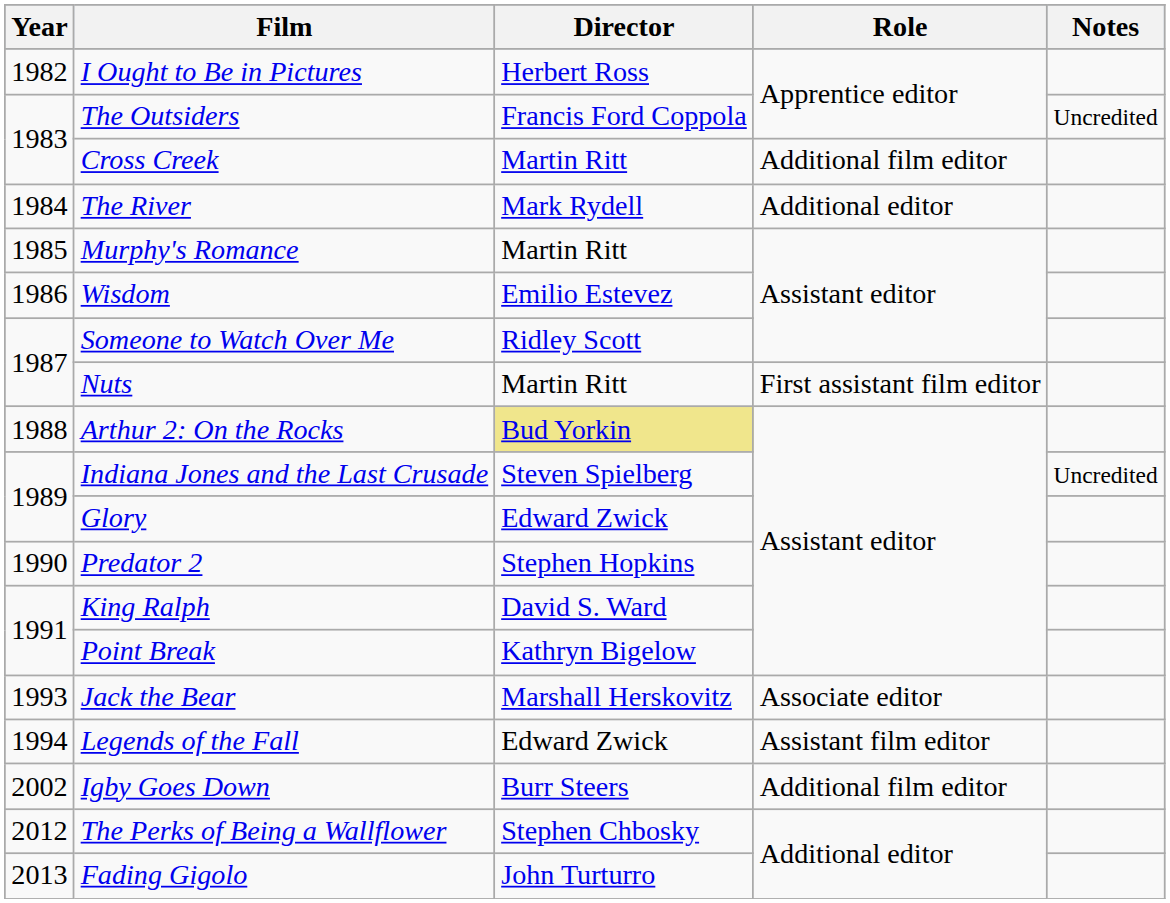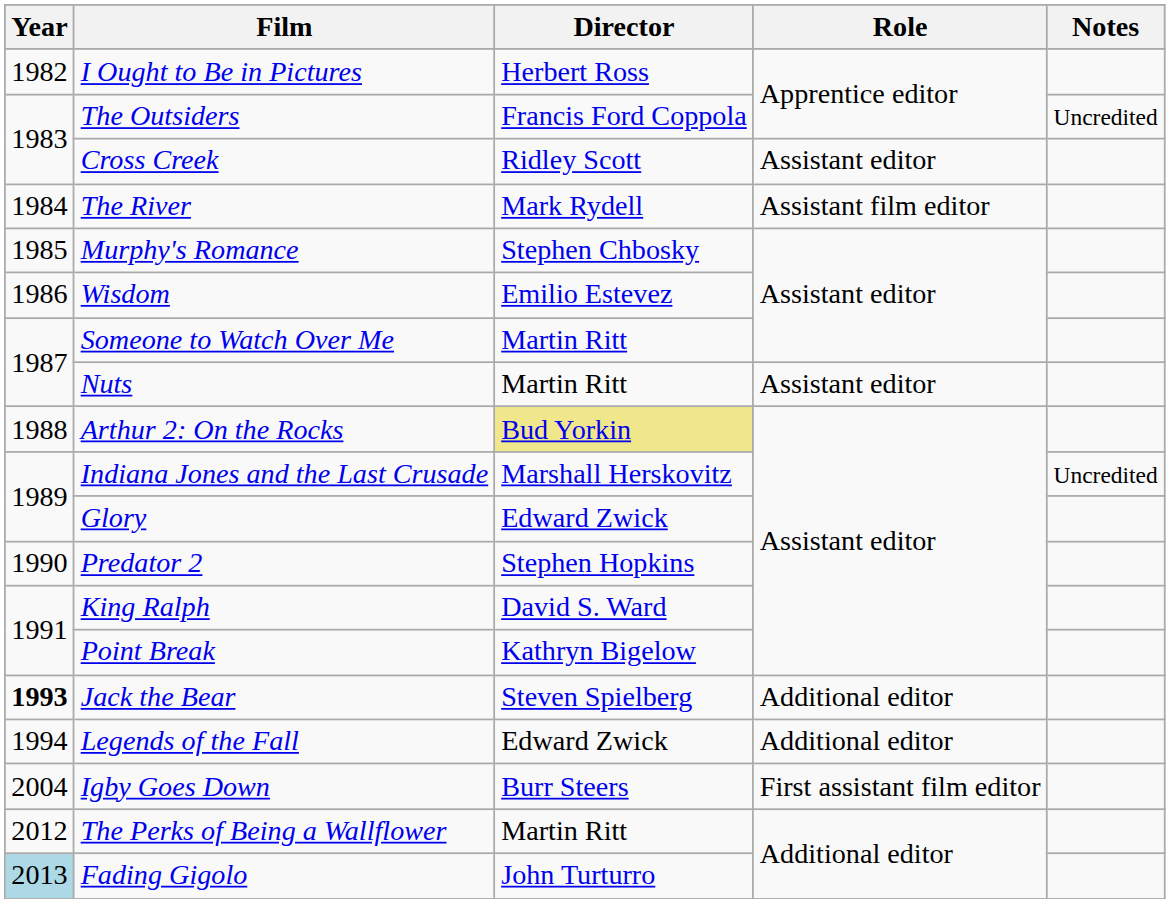(564, 160) Martin Ritt -> (571, 160) Ridley Scott
(883, 160) Additional film editor -> (848, 160) Assistant editor
(856, 205) Additional editor -> (875, 205) Assistant film editor
(564, 250) Martin Ritt -> (600, 250) Stephen Chbosky
(571, 339) Ridley Scott -> (564, 339) Martin Ritt
(900, 384) First assistant film editor -> (848, 384) Assistant editor
(597, 473) Steven Spielberg -> (617, 473) Marshall Herskovitz
(40, 696) normal -> (40, 696) bold
(617, 696) Marshall Herskovitz -> (597, 696) Steven Spielberg
(851, 696) Associate editor -> (856, 696) Additional editor
(875, 741) Assistant film editor -> (856, 741) Additional editor
(40, 786) 2002 -> (40, 786) 2004
(883, 786) Additional film editor -> (900, 786) First assistant film editor
(600, 830) Stephen Chbosky -> (564, 830) Martin Ritt
(40, 875) no background -> (40, 875) lightblue background
